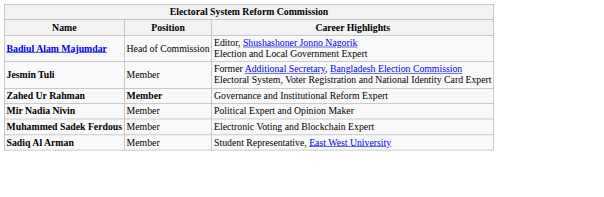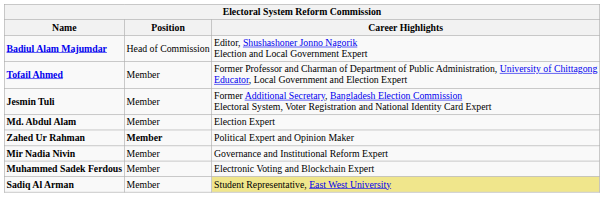+ row: (35, 75)
+ row: (41, 122)
(301, 96) Governance and Institutional Reform Expert -> (284, 138) Political Expert and Opinion Maker
(284, 111) Political Expert and Opinion Maker -> (301, 153) Governance and Institutional Reform Expert
(303, 142) no background -> (303, 184) khaki background
